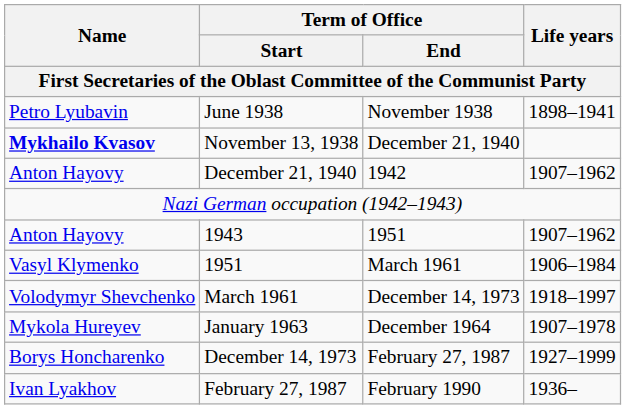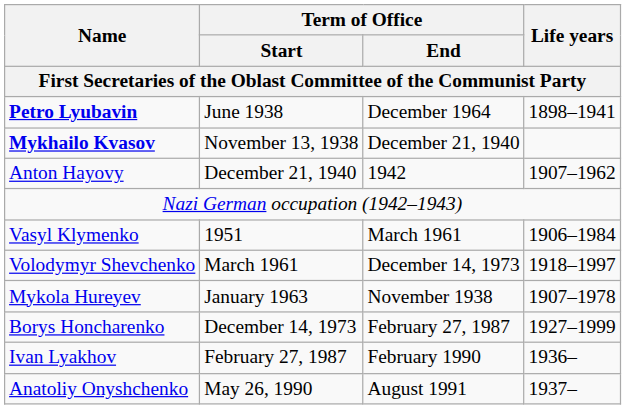(68, 111) normal -> (73, 111) bold
(430, 111) November 1938 -> (429, 111) December 1964
- row: (224, 234)
(429, 326) December 1964 -> (430, 296) November 1938
+ row: (258, 388)
